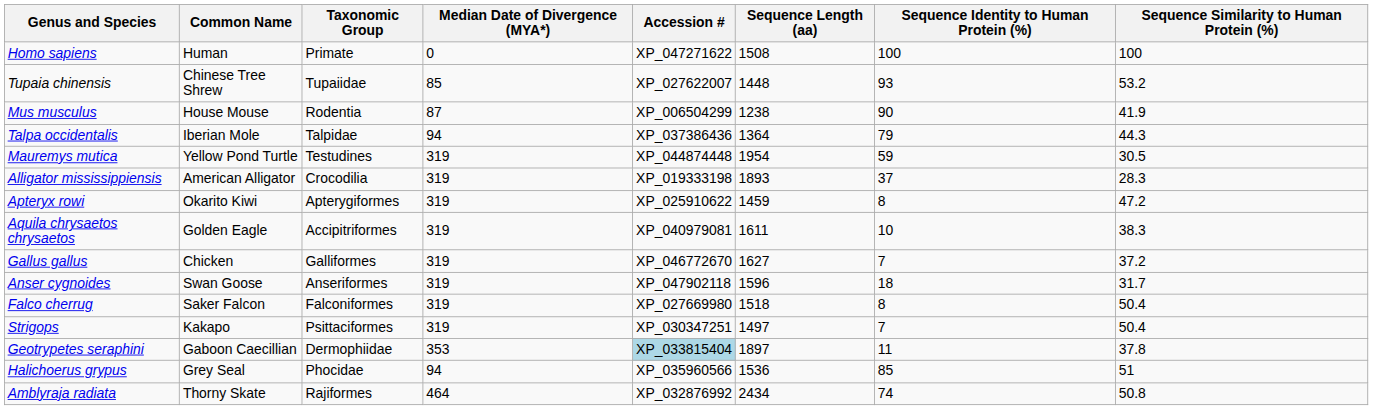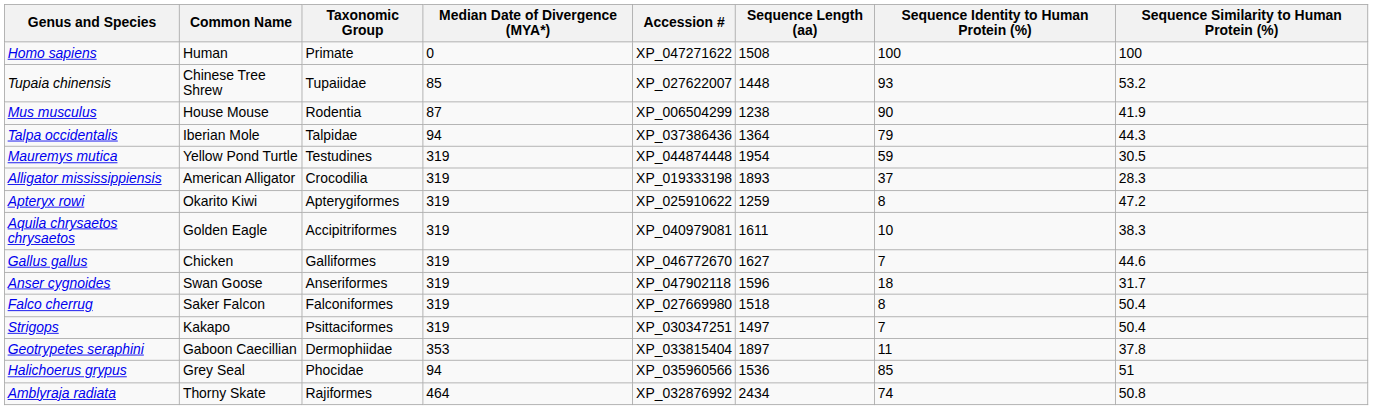(754, 201) 1459 -> (754, 201) 1259
(1132, 261) 37.2 -> (1132, 261) 44.6
(684, 349) lightblue background -> (684, 349) no background
